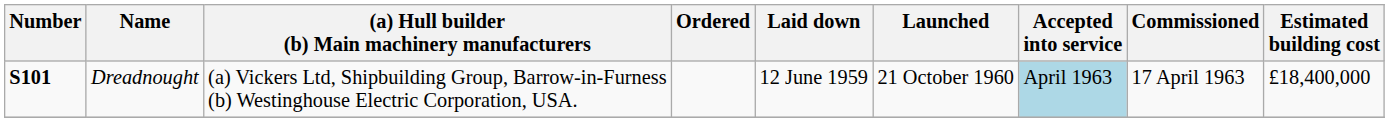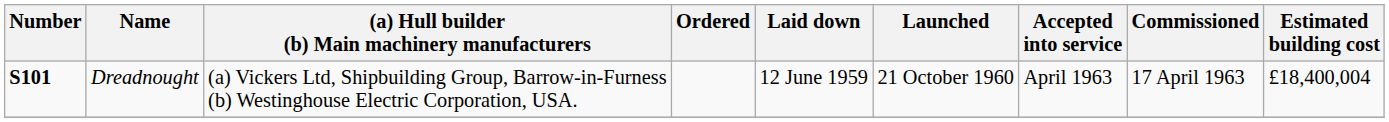(1068, 77) lightblue background -> (1068, 77) no background
(1319, 77) £18,400,000 -> (1319, 77) £18,400,004
